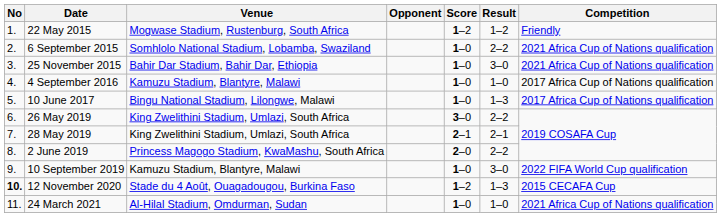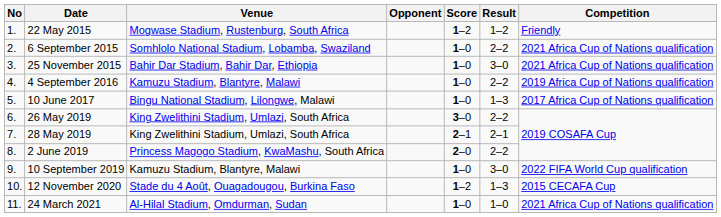(499, 82) 1–0 -> (499, 82) 2–2
(617, 82) 2017 Africa Cup of Nations qualification -> (617, 82) 2019 Africa Cup of Nations qualification
(15, 186) bold -> (15, 186) normal
